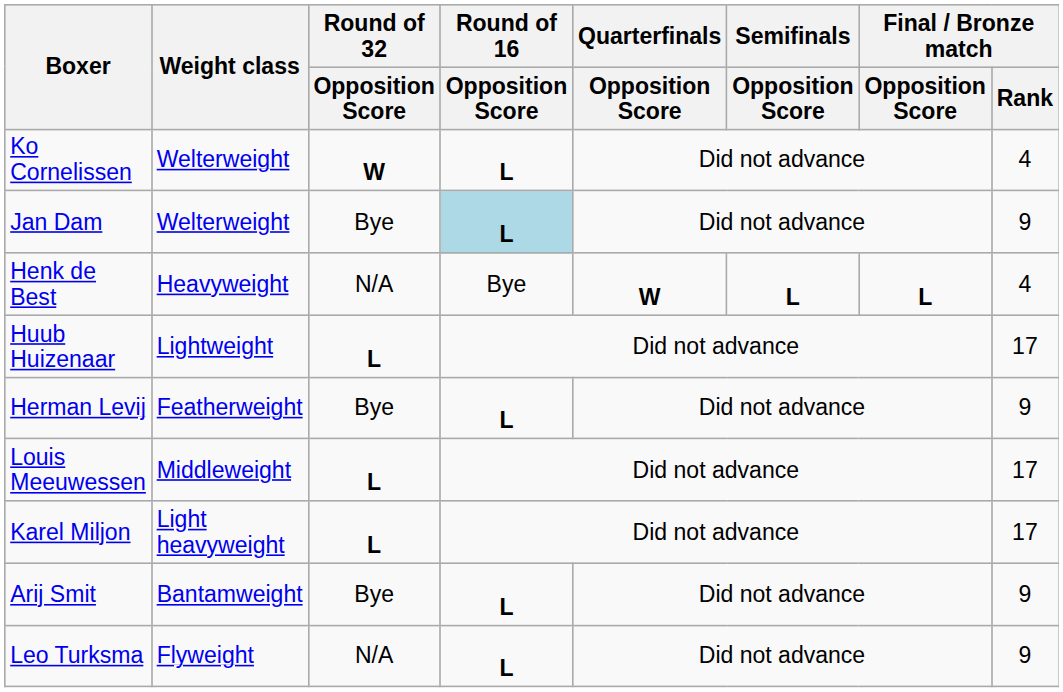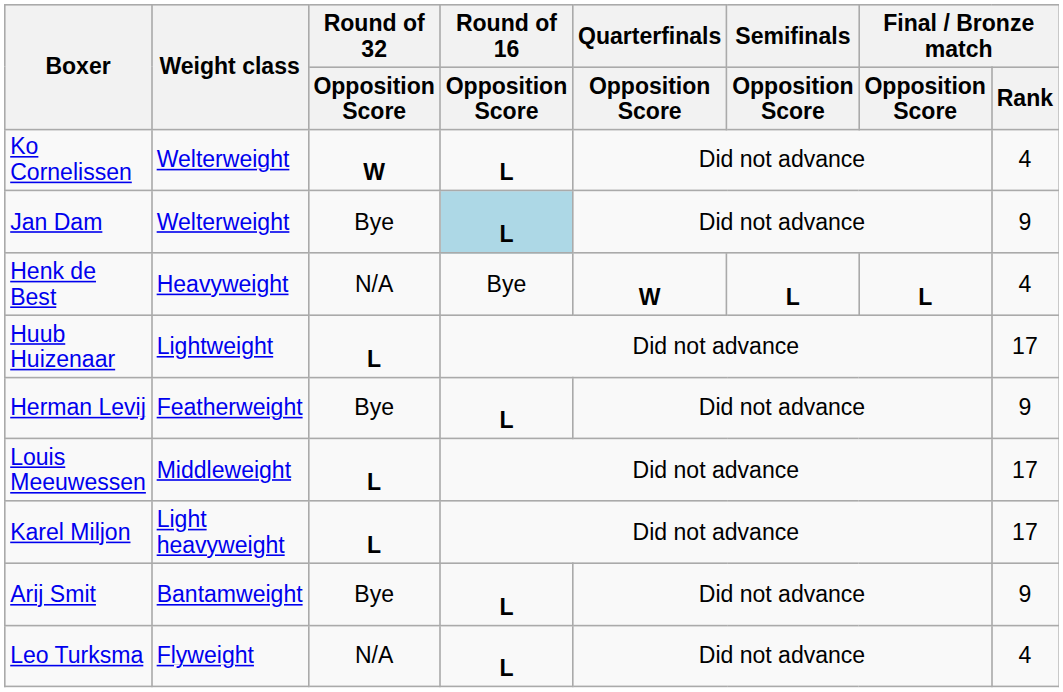(1025, 656) 9 -> (1025, 656) 4
